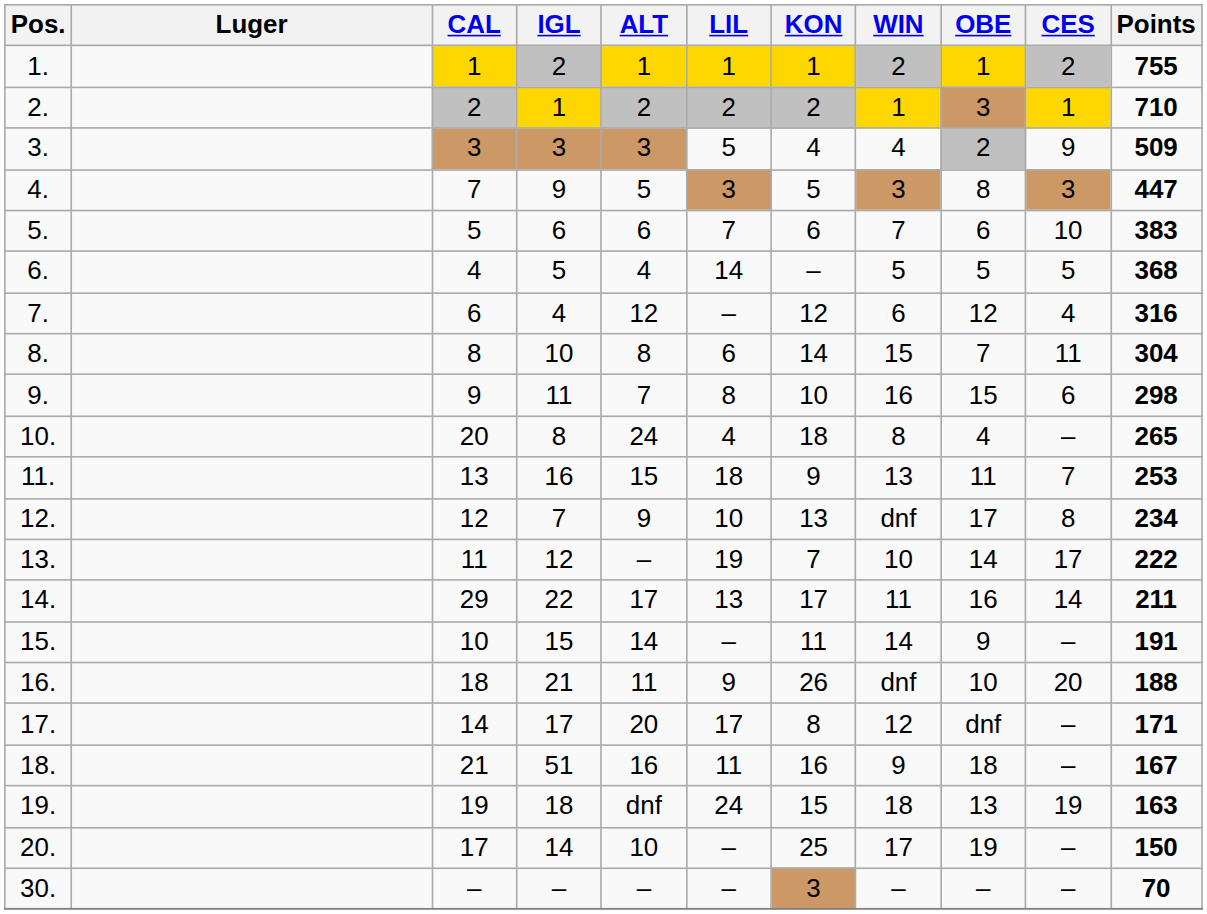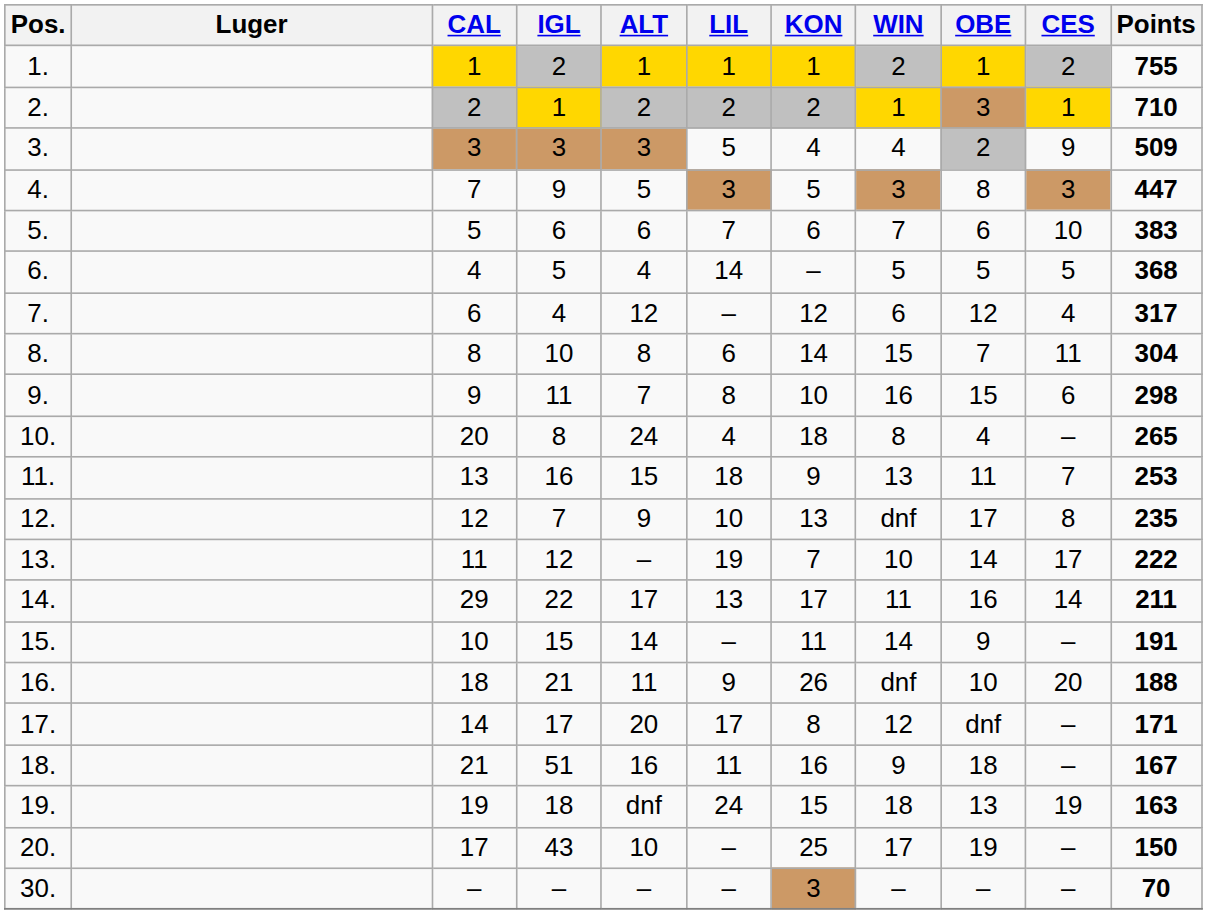(1156, 312) 316 -> (1156, 312) 317
(1156, 518) 234 -> (1156, 518) 235
(559, 847) 14 -> (559, 847) 43
